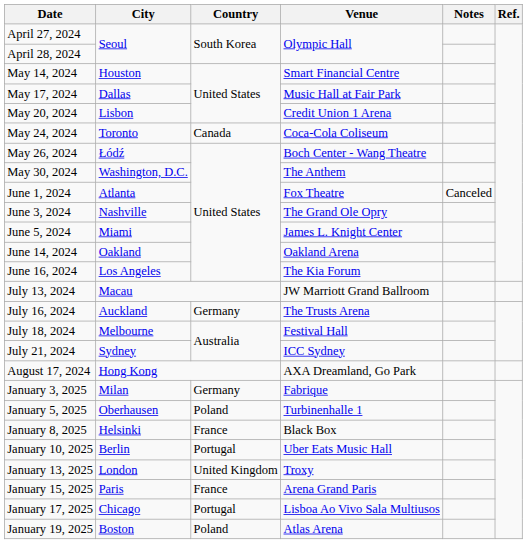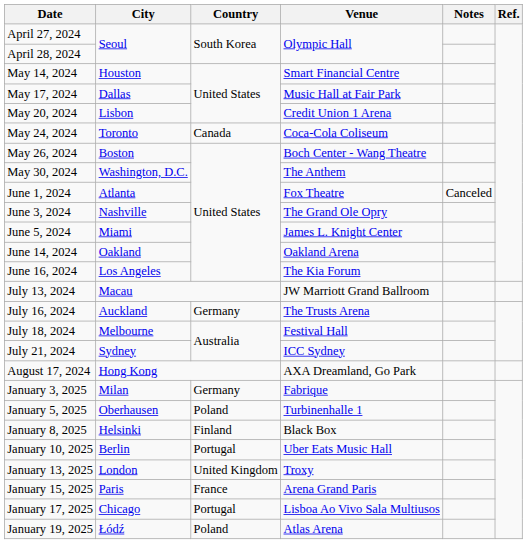(111, 152) Łódź -> (116, 152) Boston
(210, 430) France -> (213, 430) Finland
(116, 529) Boston -> (111, 529) Łódź
